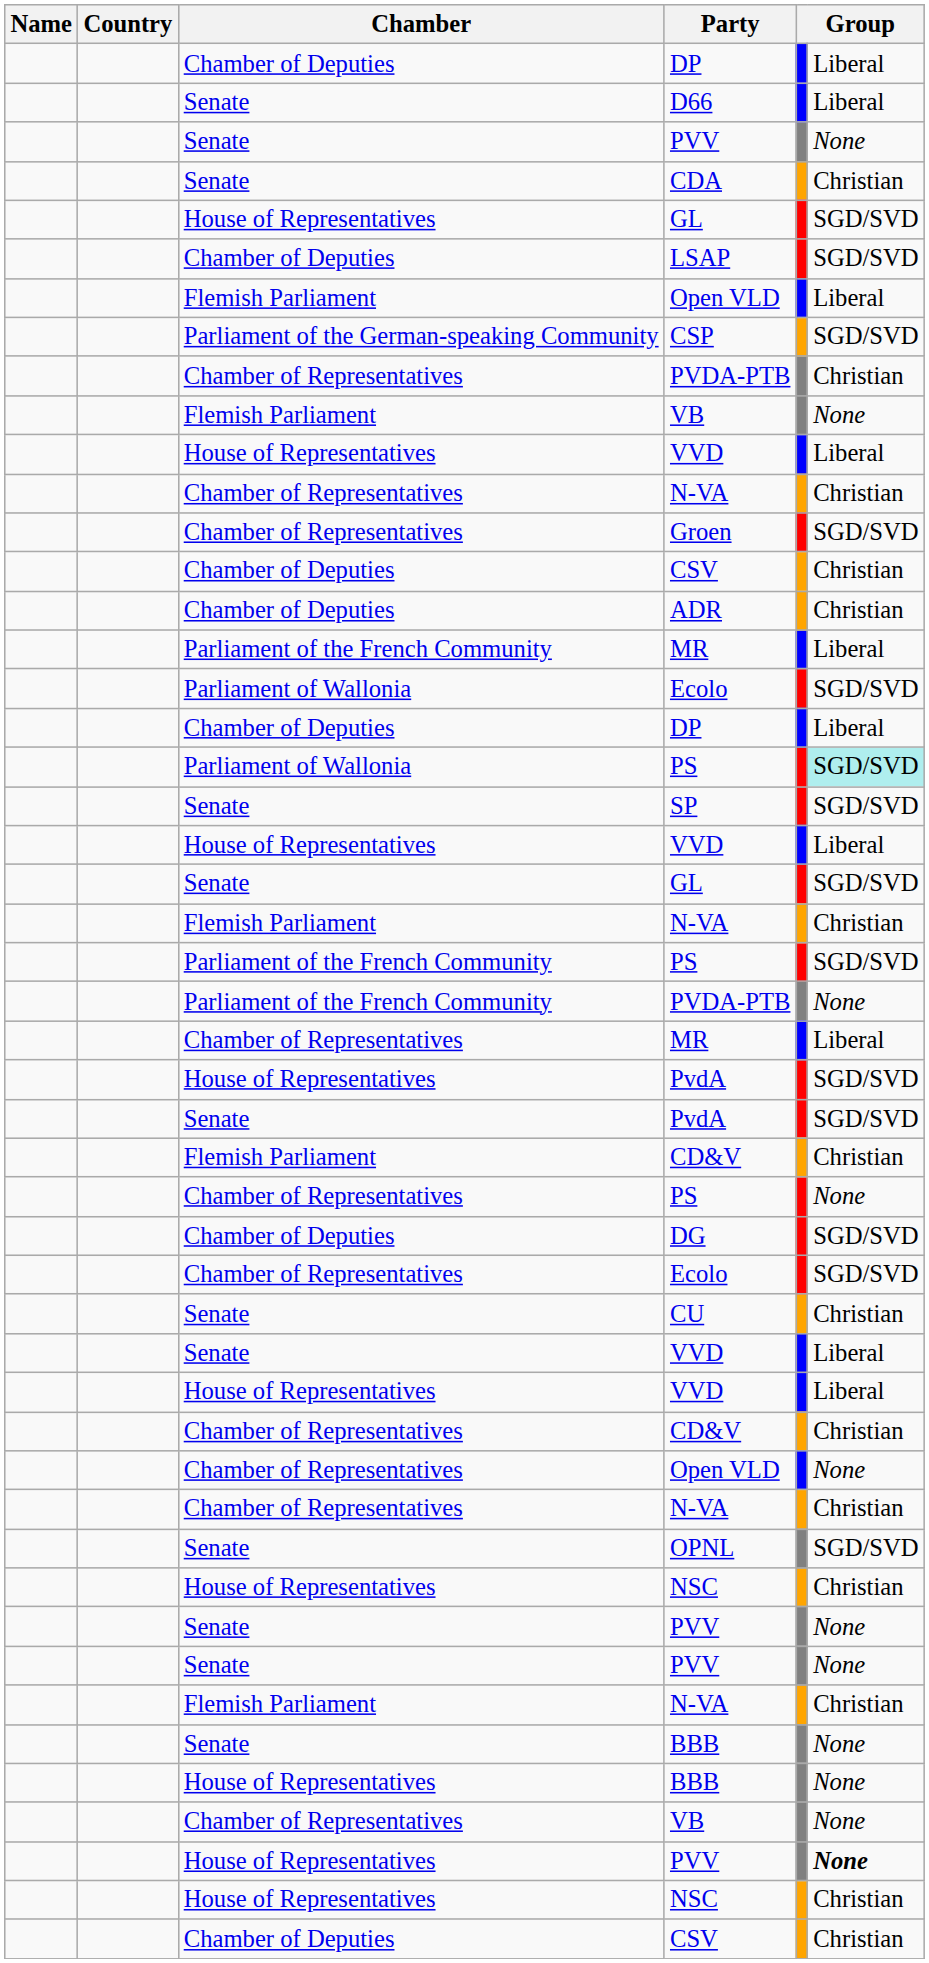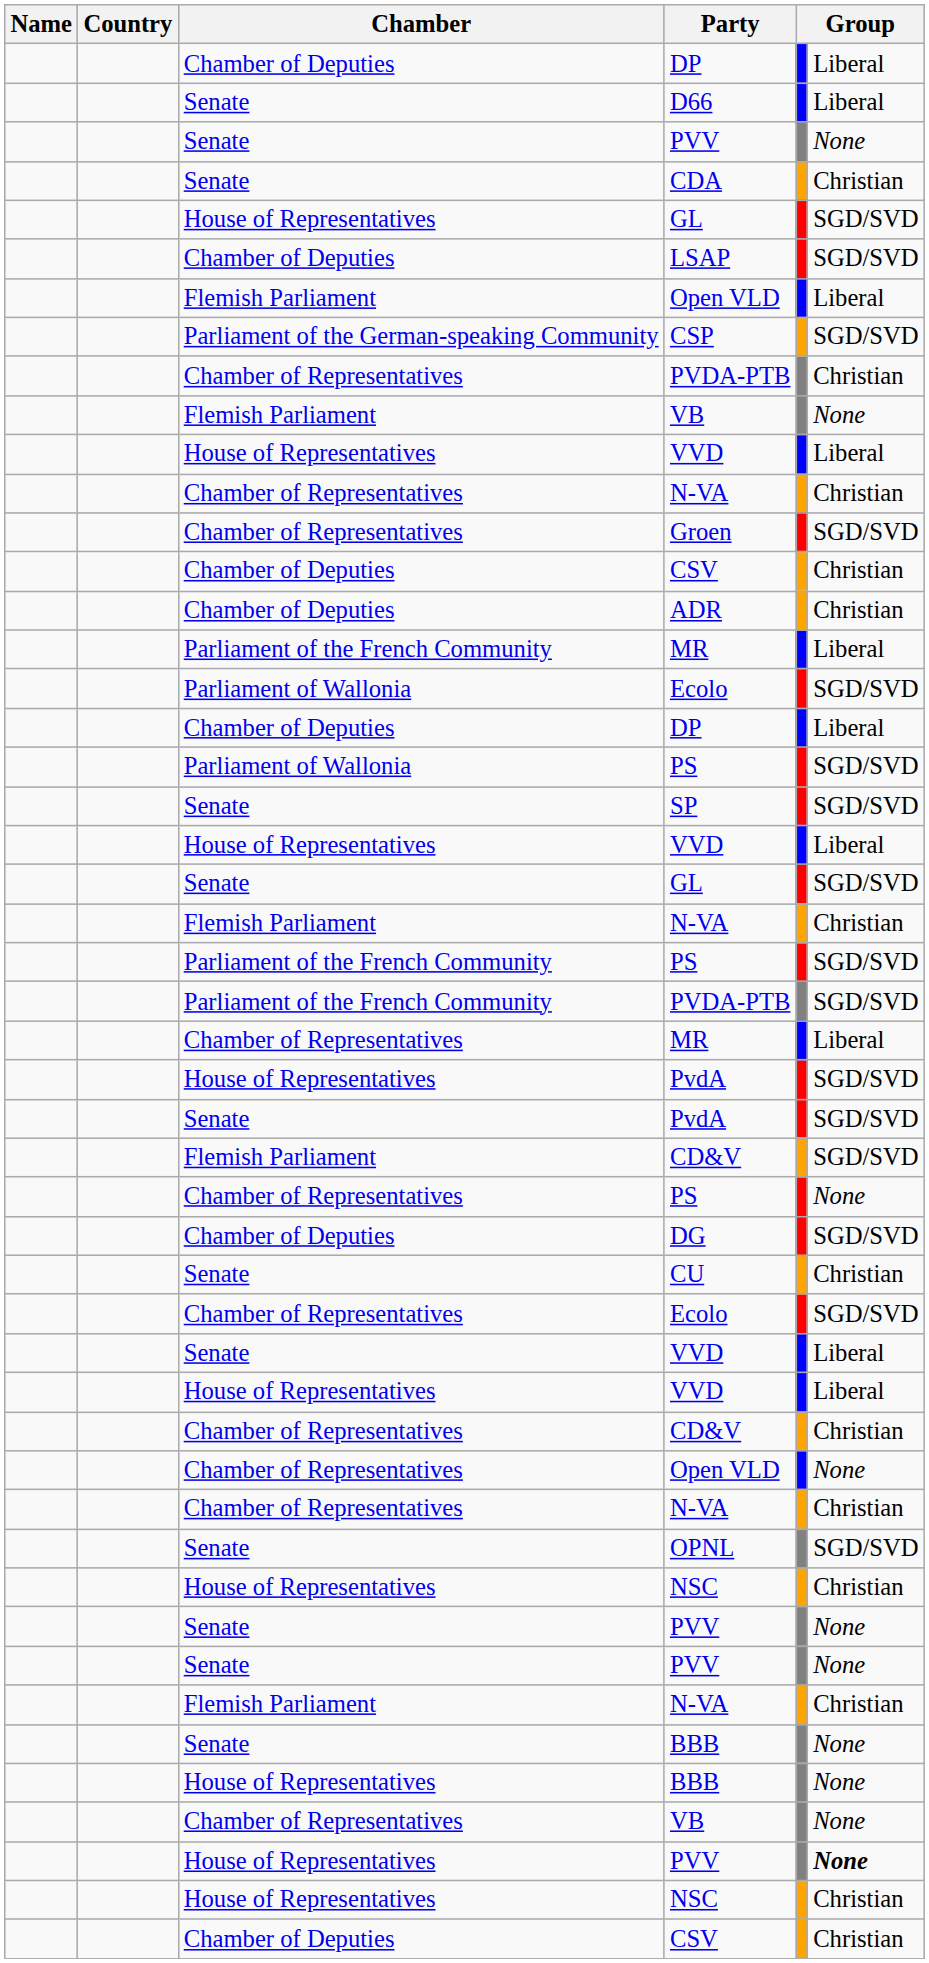(866, 766) paleturquoise background -> (866, 766) no background
(839, 1000) None -> (866, 1000) SGD/SVD
(858, 1157) Christian -> (866, 1157) SGD/SVD
rows swapped: (217, 1313) <-> (323, 1274)
